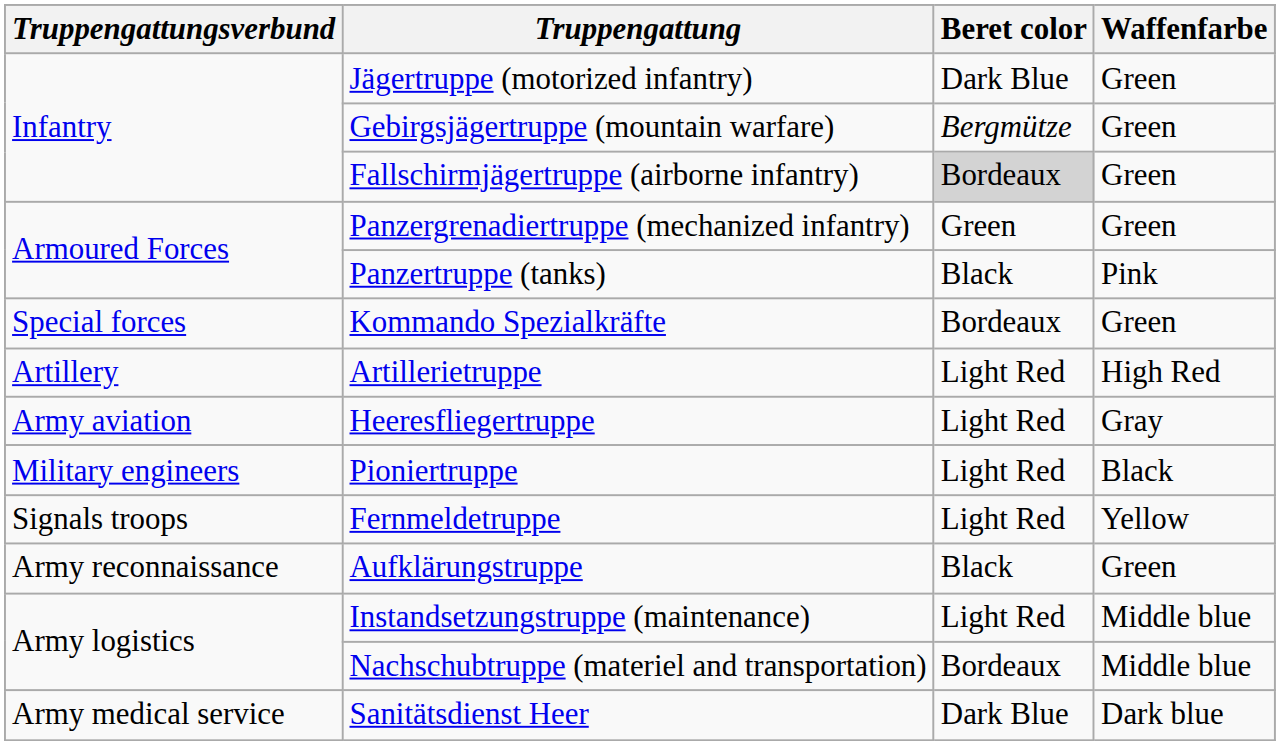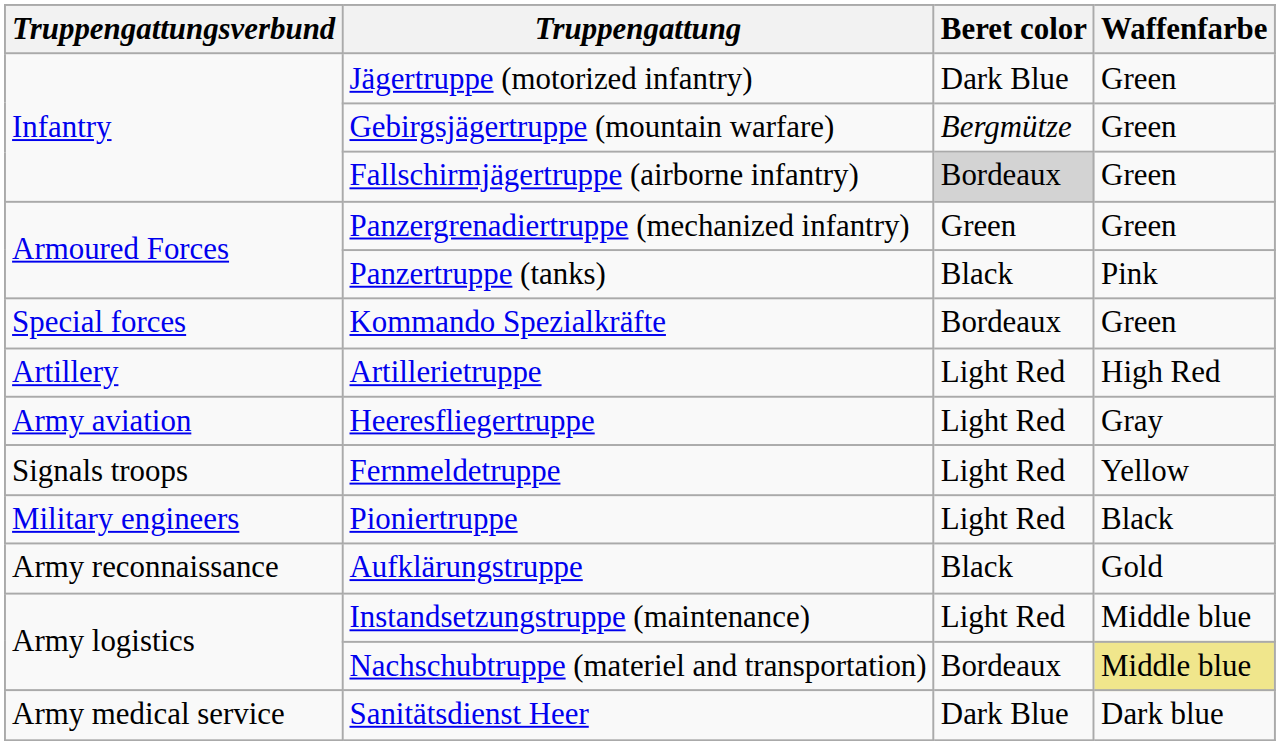rows swapped: (434, 469) <-> (455, 518)
(1139, 567) Green -> (1132, 567) Gold
(1176, 665) no background -> (1176, 665) khaki background
